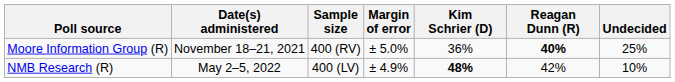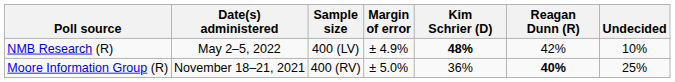rows swapped: (60, 68) <-> (88, 48)
